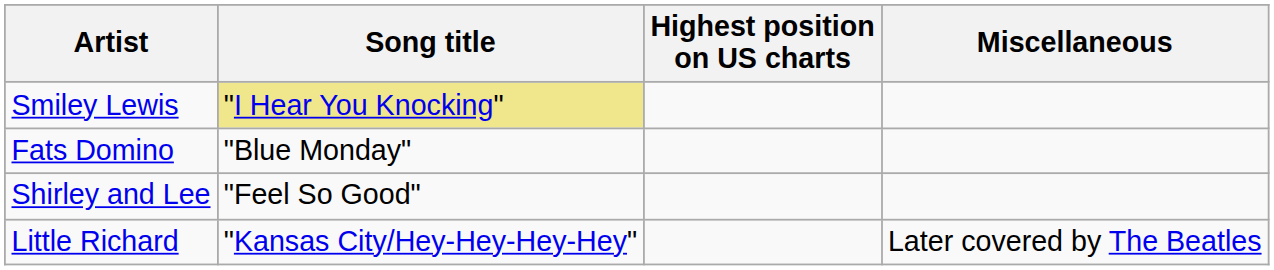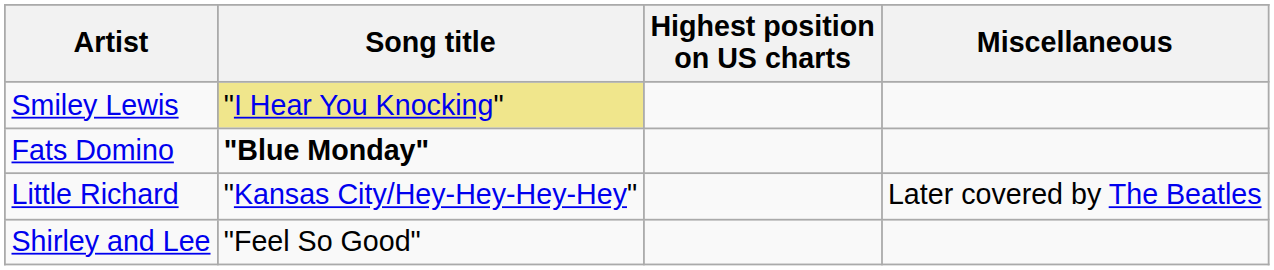(317, 150) normal -> (326, 150) bold
rows swapped: (111, 195) <-> (95, 241)
